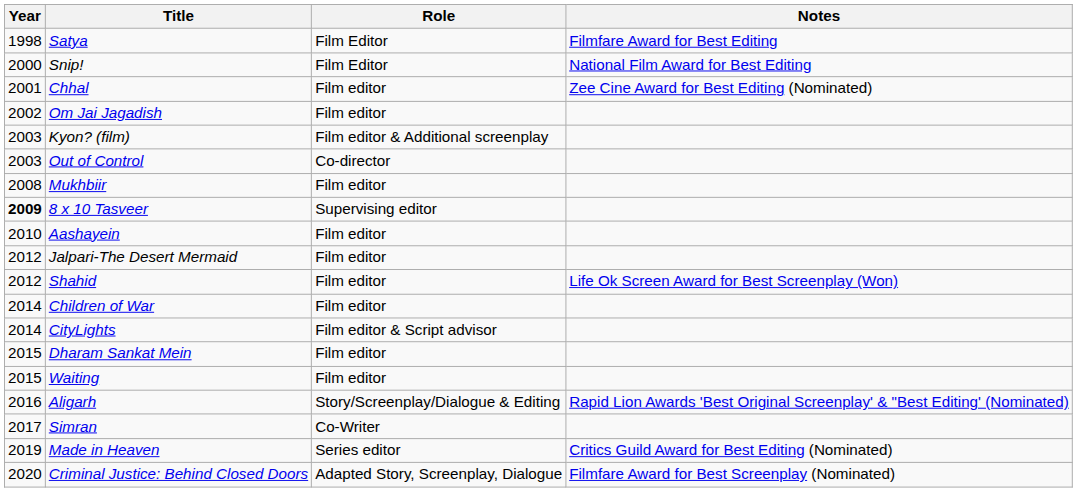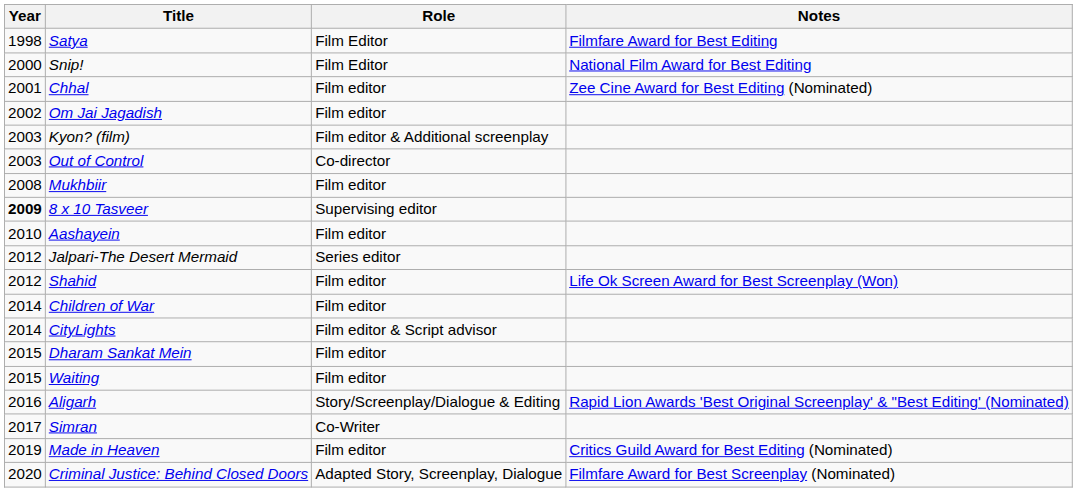(351, 257) Film editor -> (358, 257) Series editor
(358, 450) Series editor -> (351, 450) Film editor
